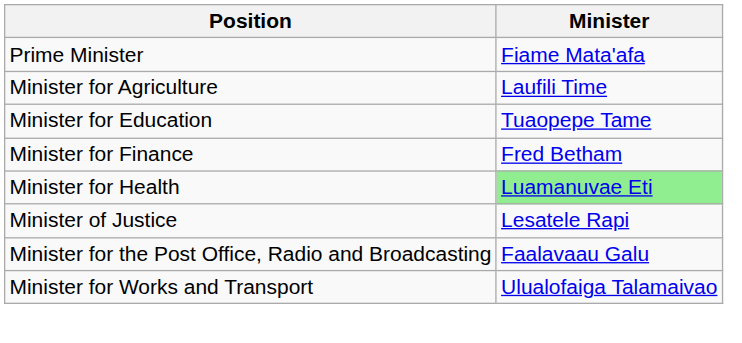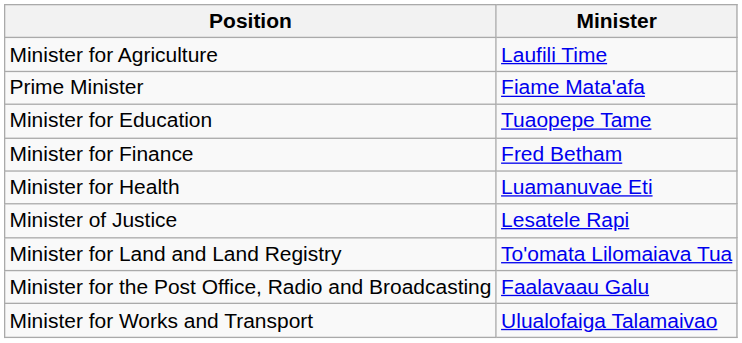rows swapped: (76, 54) <-> (114, 87)
(577, 187) lightgreen background -> (577, 187) no background
+ row: (176, 253)
